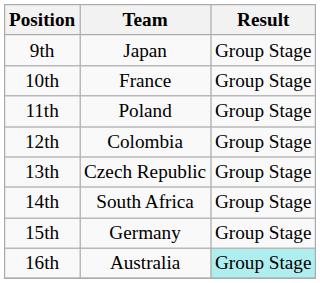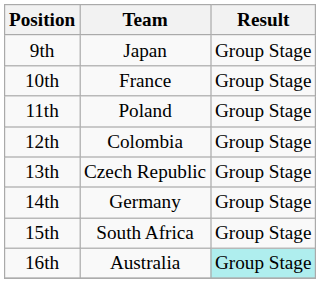(145, 202) South Africa -> (145, 202) Germany
(145, 232) Germany -> (145, 232) South Africa
